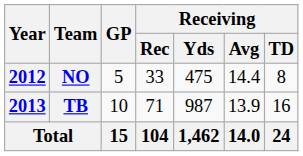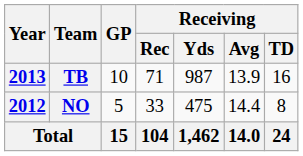rows swapped: (76, 77) <-> (76, 106)
